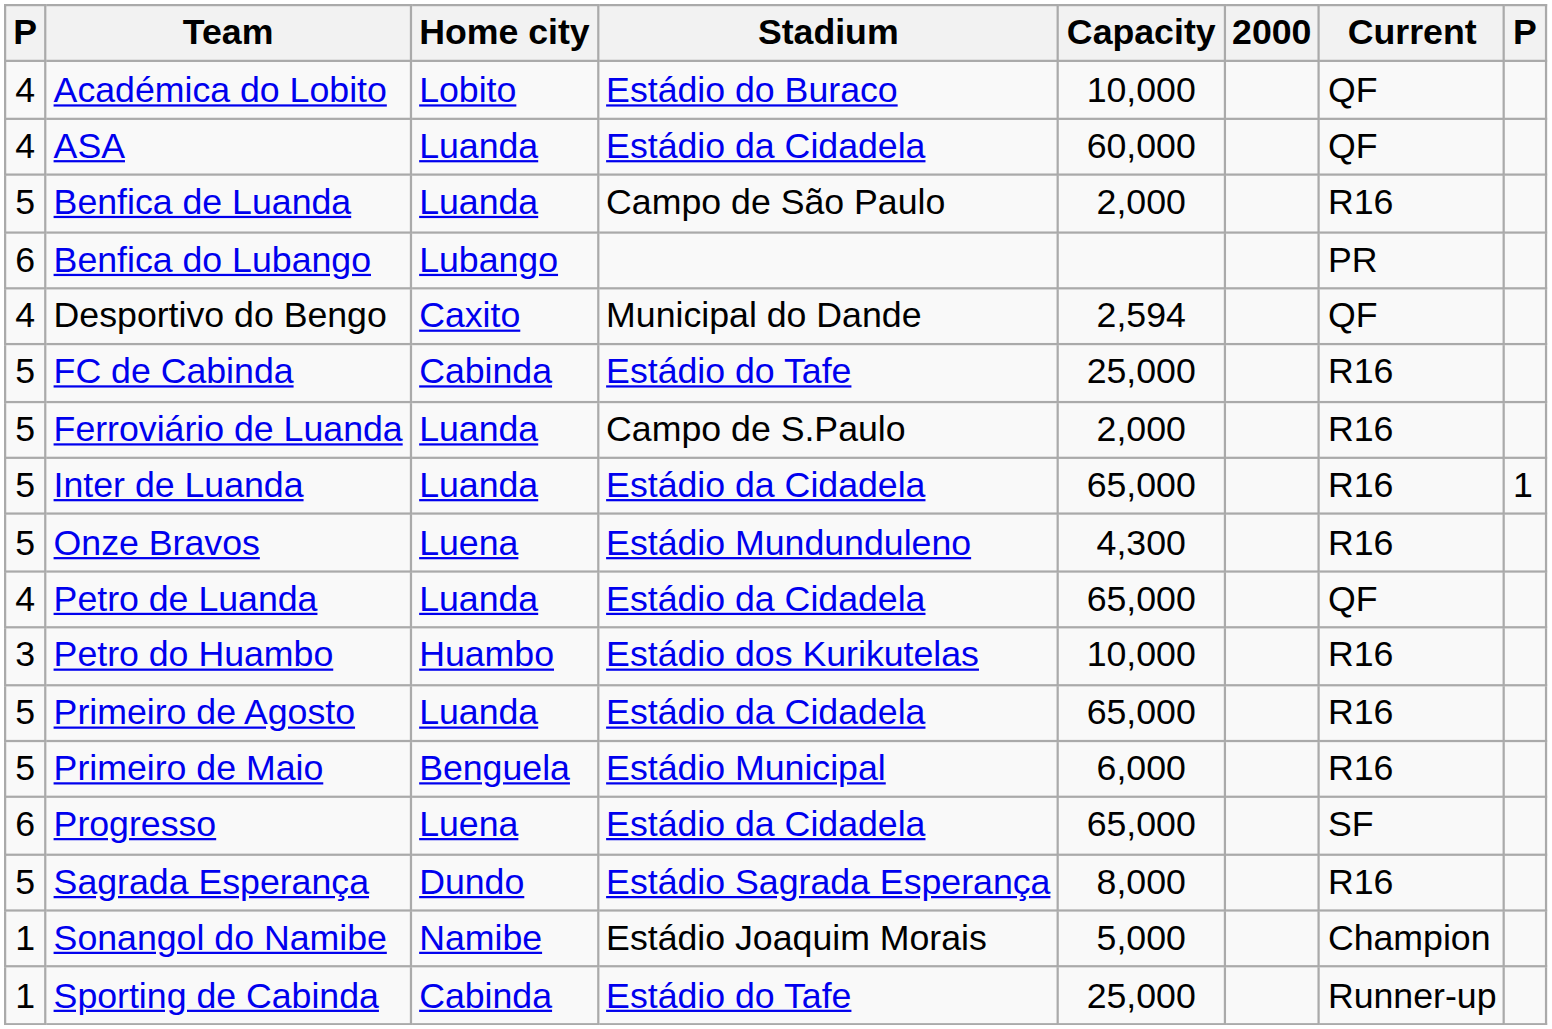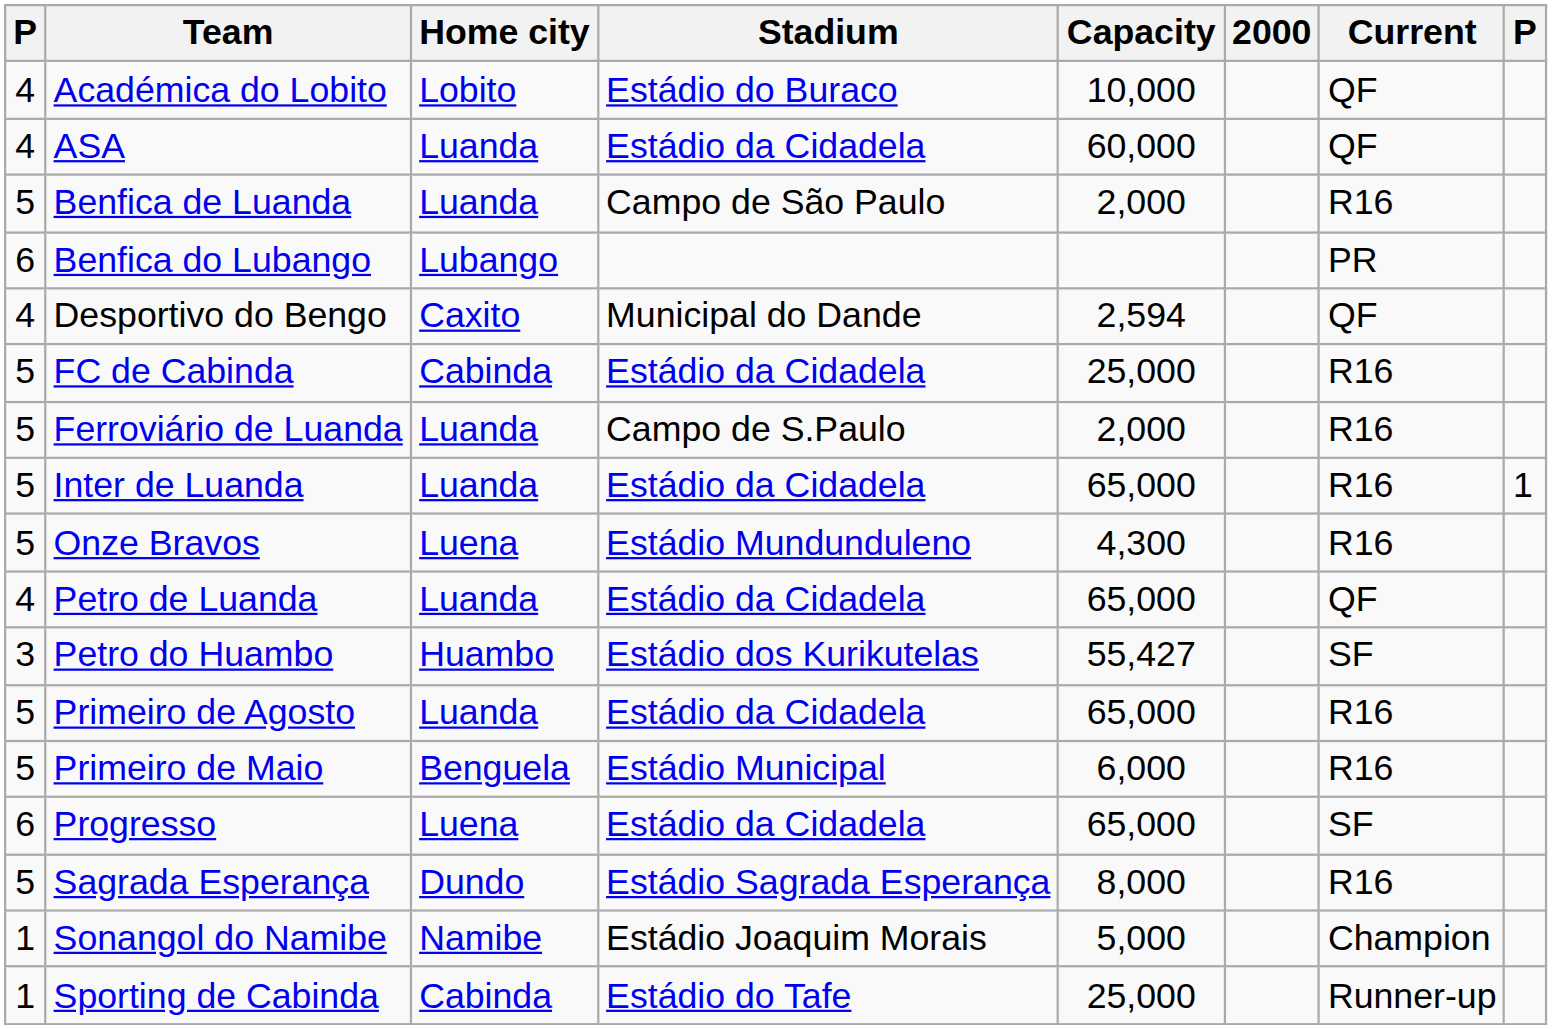(729, 372) Estádio do Tafe -> (766, 372) Estádio da Cidadela
(1141, 655) 10,000 -> (1141, 655) 55,427
(1361, 655) R16 -> (1351, 655) SF
